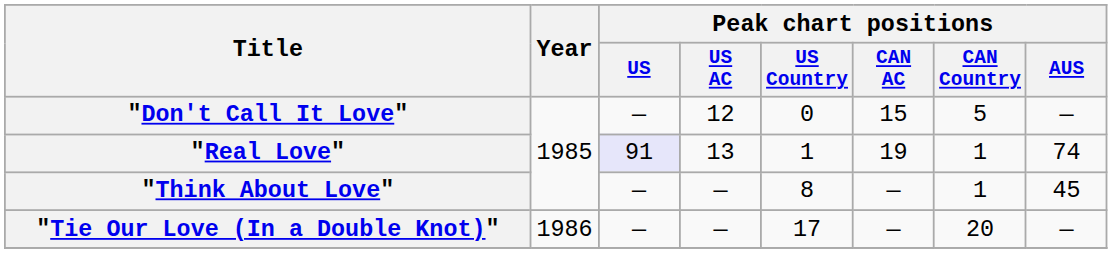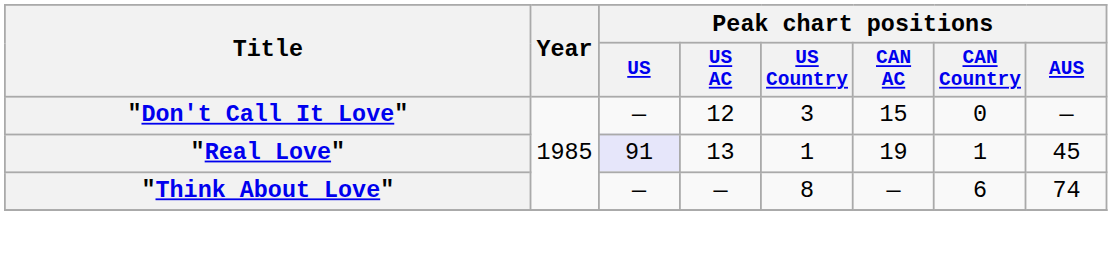(807, 115) 0 -> (807, 115) 3
(980, 115) 5 -> (980, 115) 0
(1067, 153) 74 -> (1067, 153) 45
(980, 191) 1 -> (980, 191) 6
(1067, 191) 45 -> (1067, 191) 74
- row: (268, 229)
